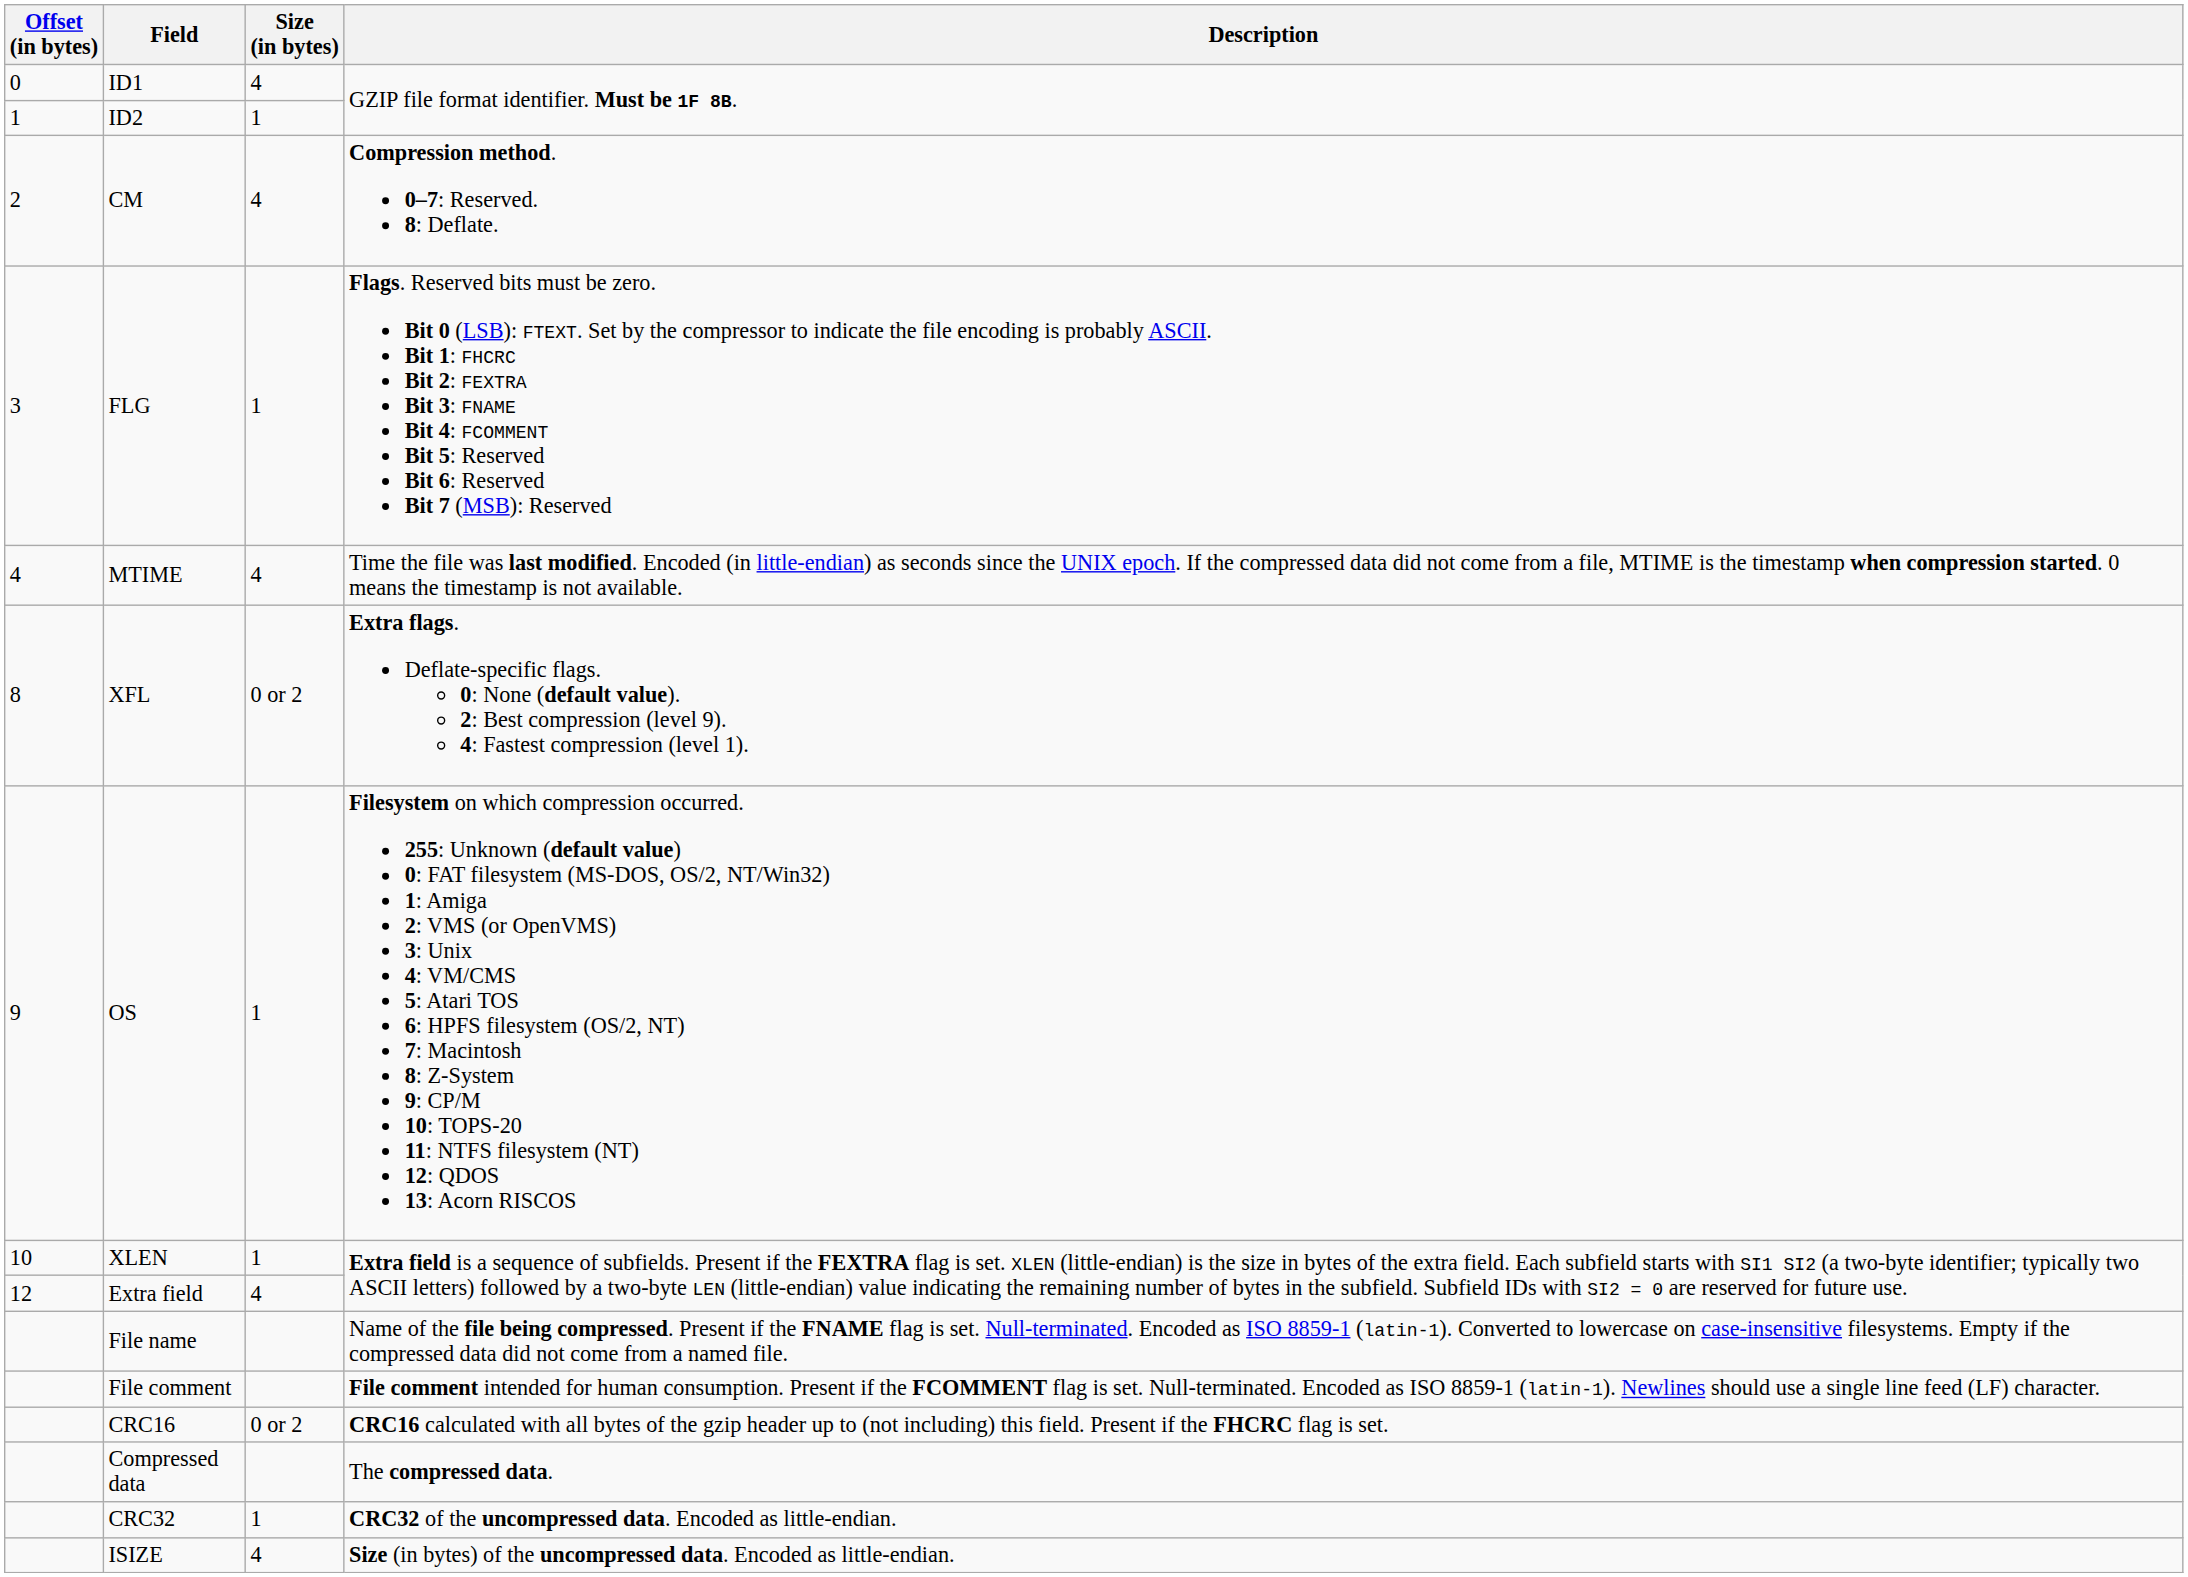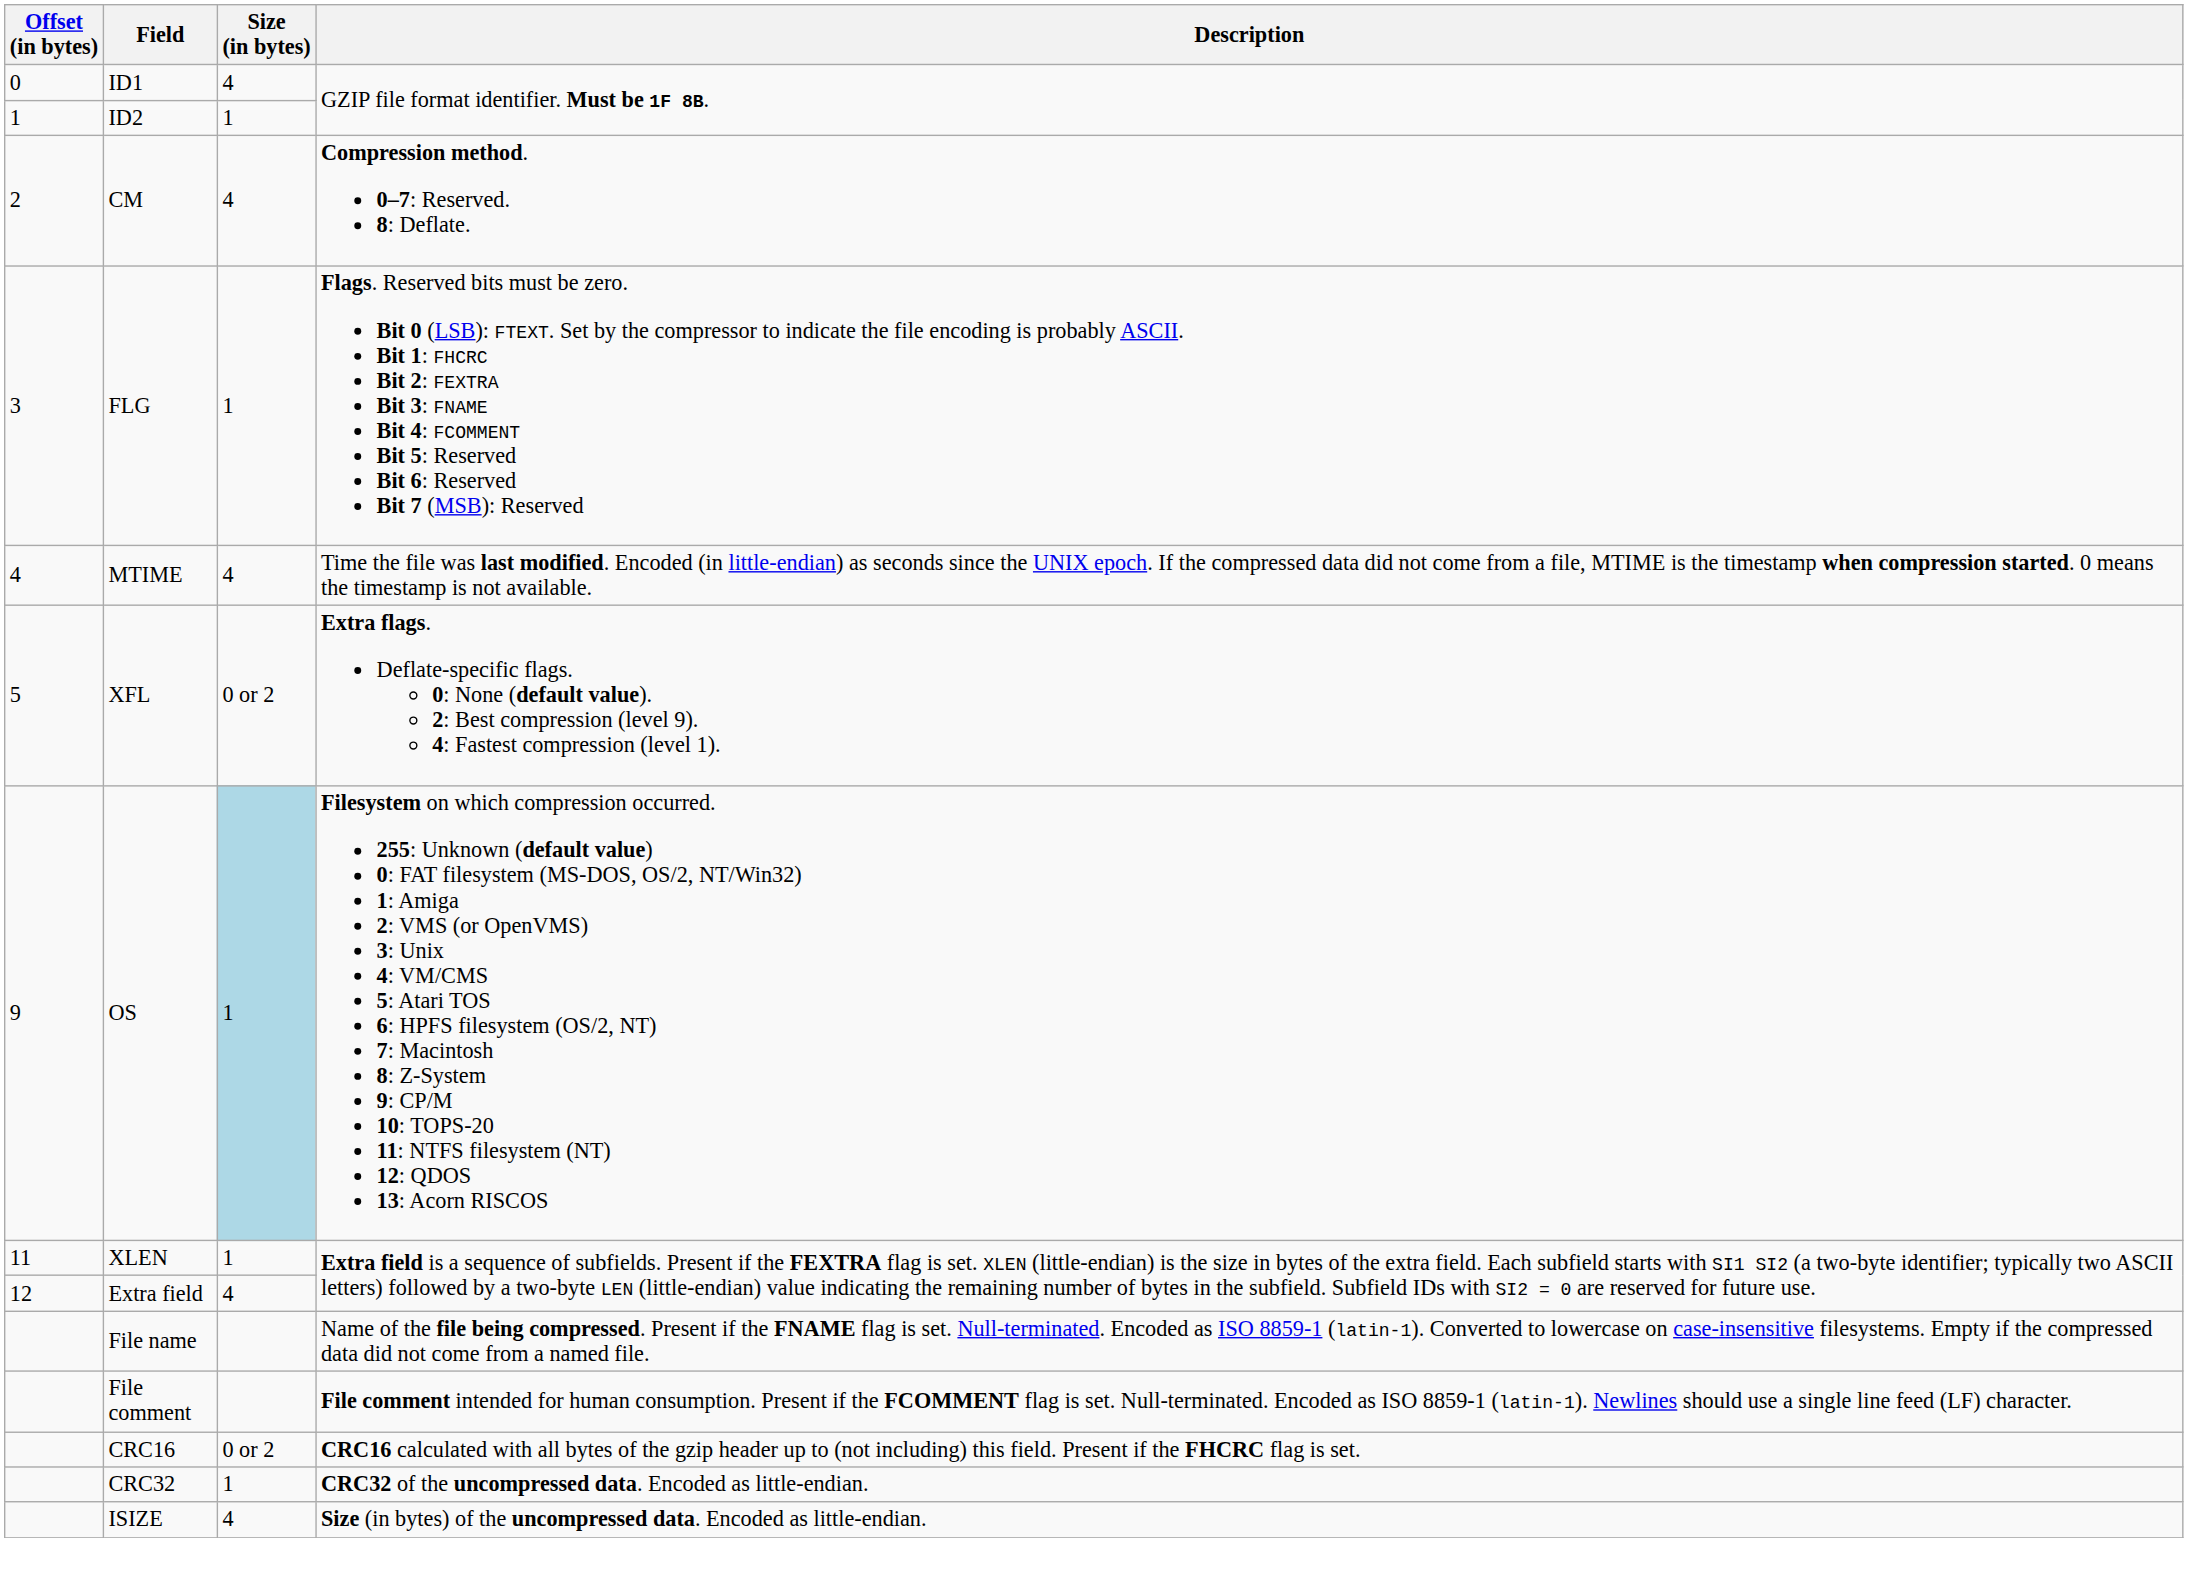(15, 695) 8 -> (15, 695) 5
(256, 1012) no background -> (228, 1012) lightblue background
(21, 1257) 10 -> (21, 1257) 11
- row: (163, 1471)
